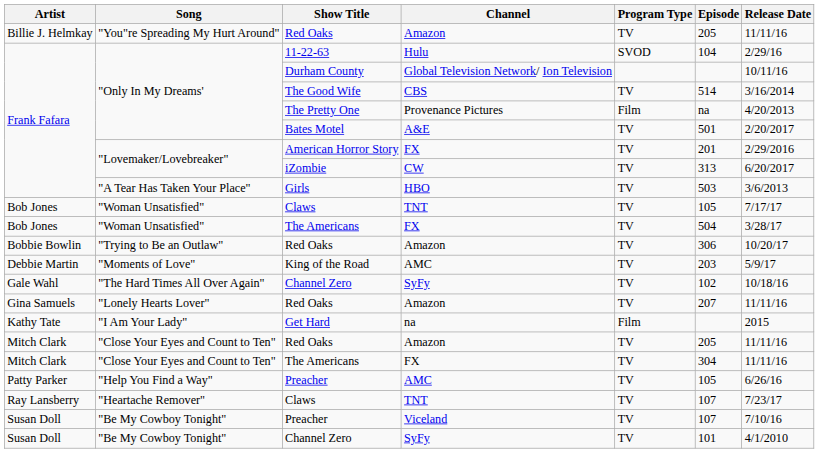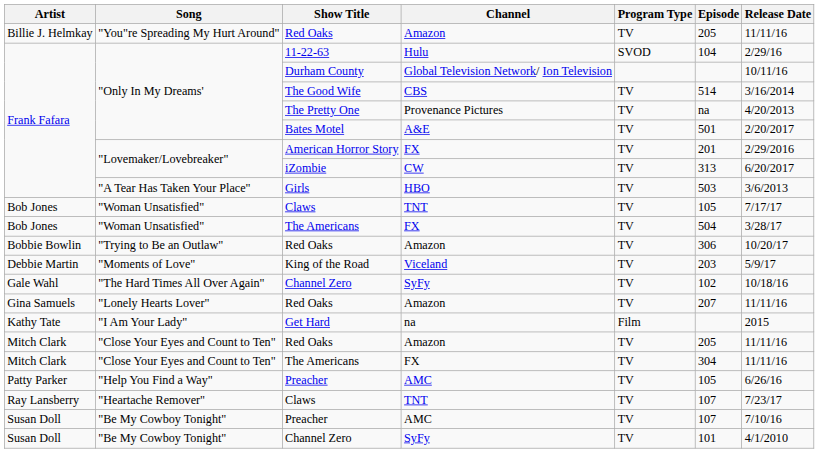(629, 110) Film -> (626, 110) TV
(418, 264) AMC -> (426, 264) Viceland
(426, 419) Viceland -> (418, 419) AMC
